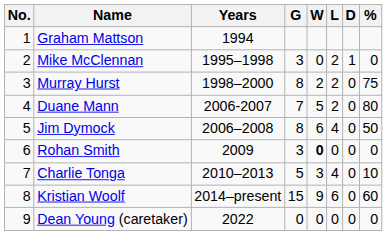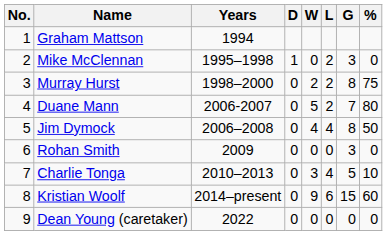columns swapped: (296, 15) <-> (351, 15)
(320, 128) 6 -> (314, 128) 4
(320, 151) bold -> (314, 151) normal
